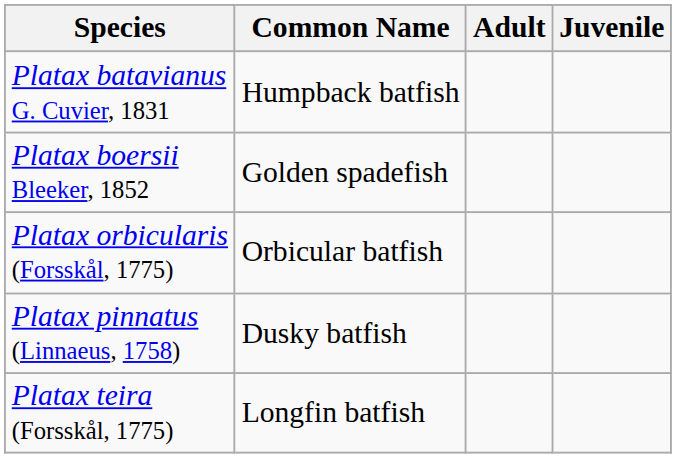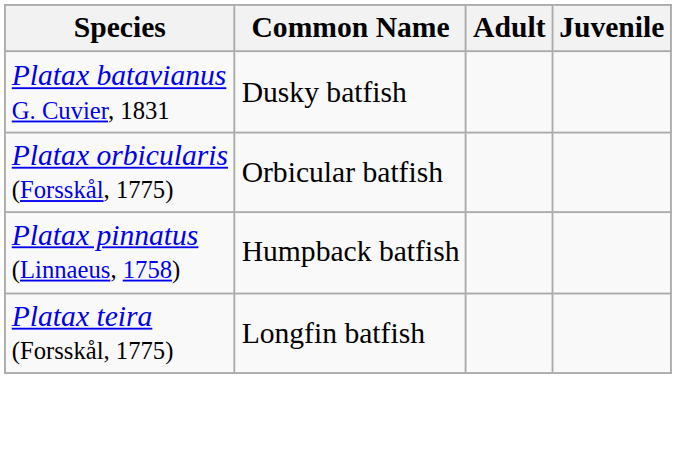(351, 91) Humpback batfish -> (324, 91) Dusky batfish
- row: (95, 171)
(324, 332) Dusky batfish -> (351, 252) Humpback batfish
